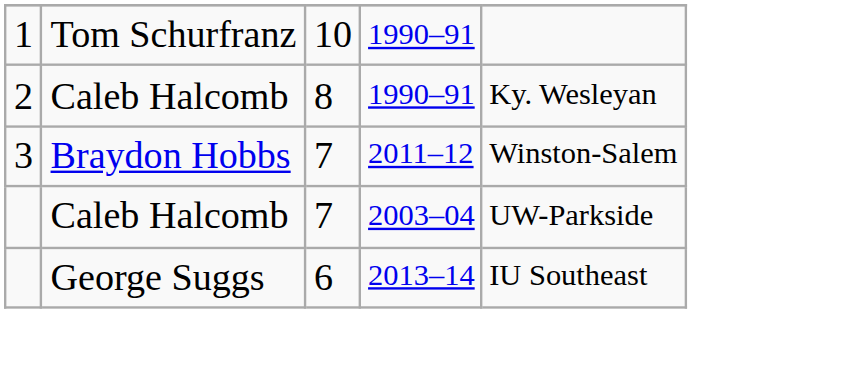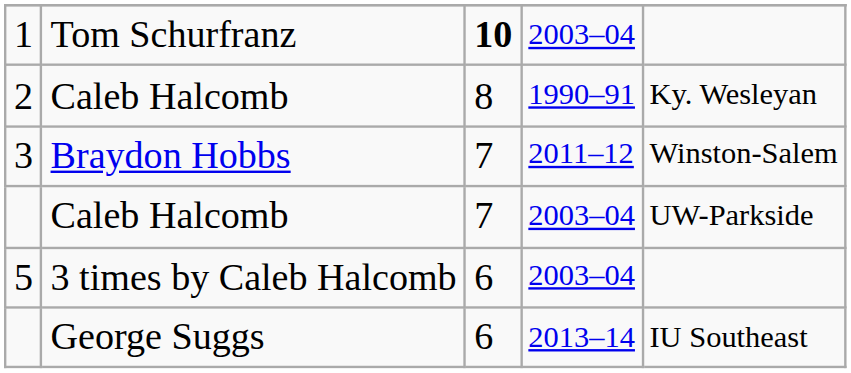(333, 34) normal -> (493, 34) bold
(421, 34) 1990–91 -> (582, 34) 2003–04
+ row: (23, 276)
